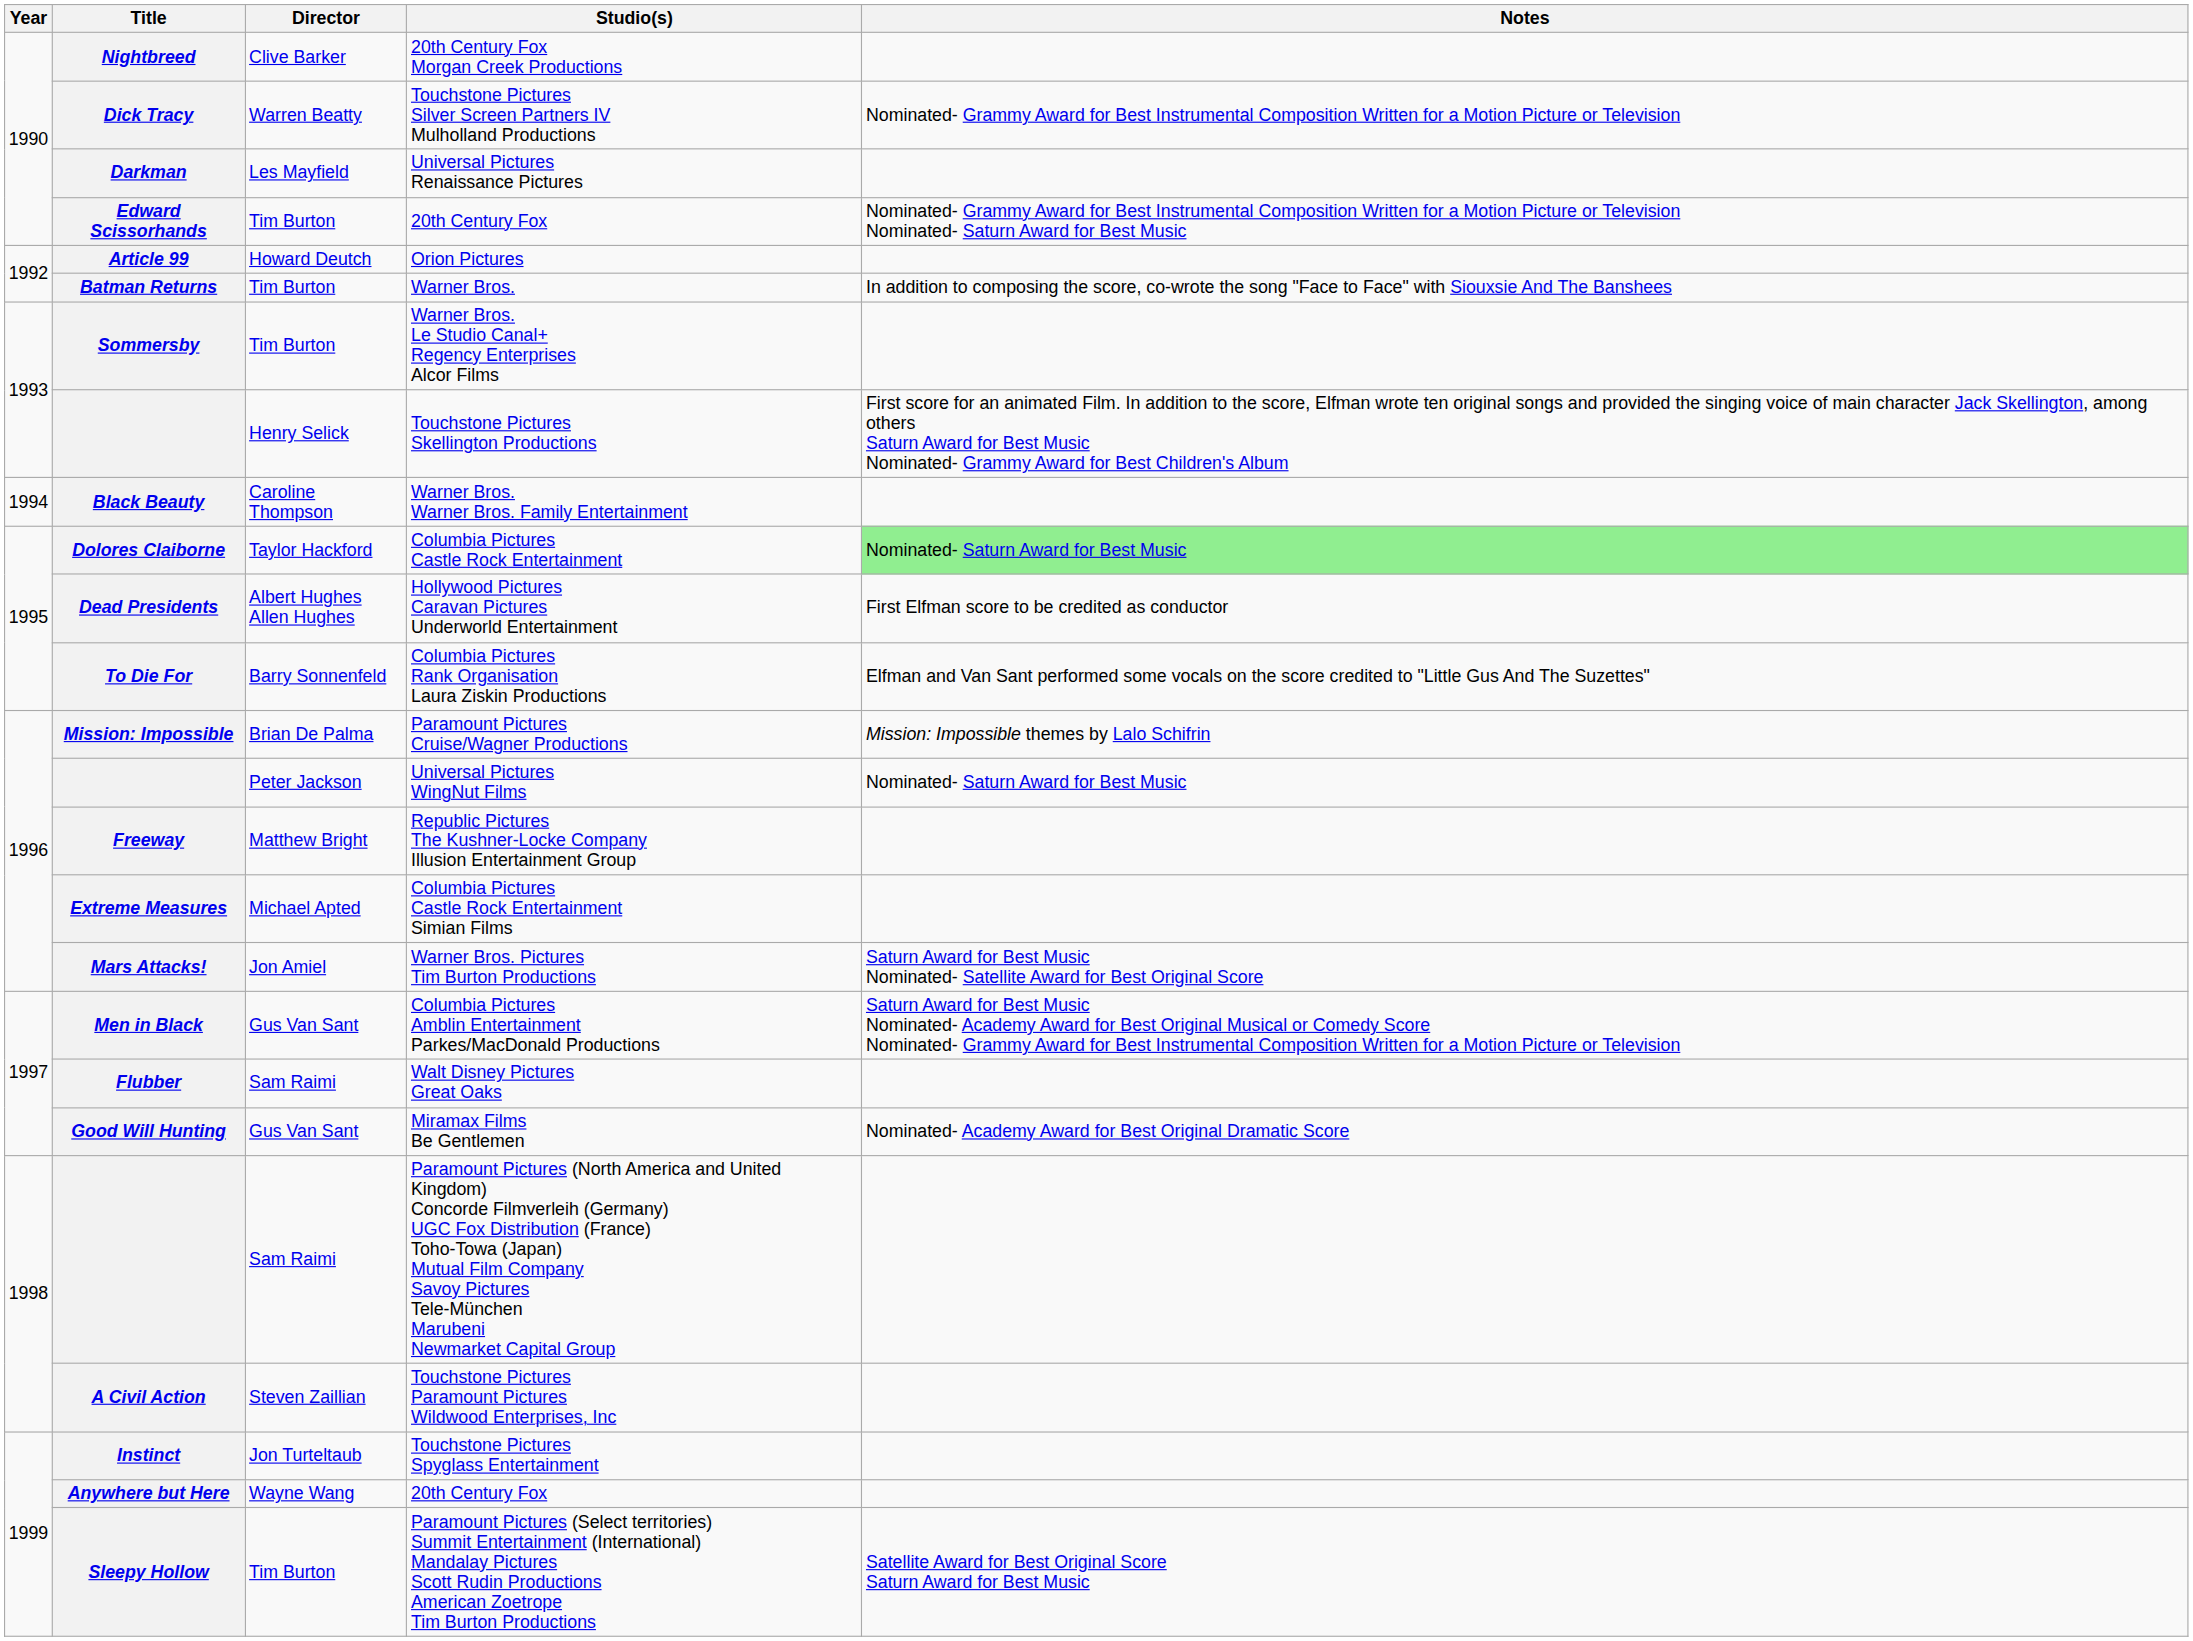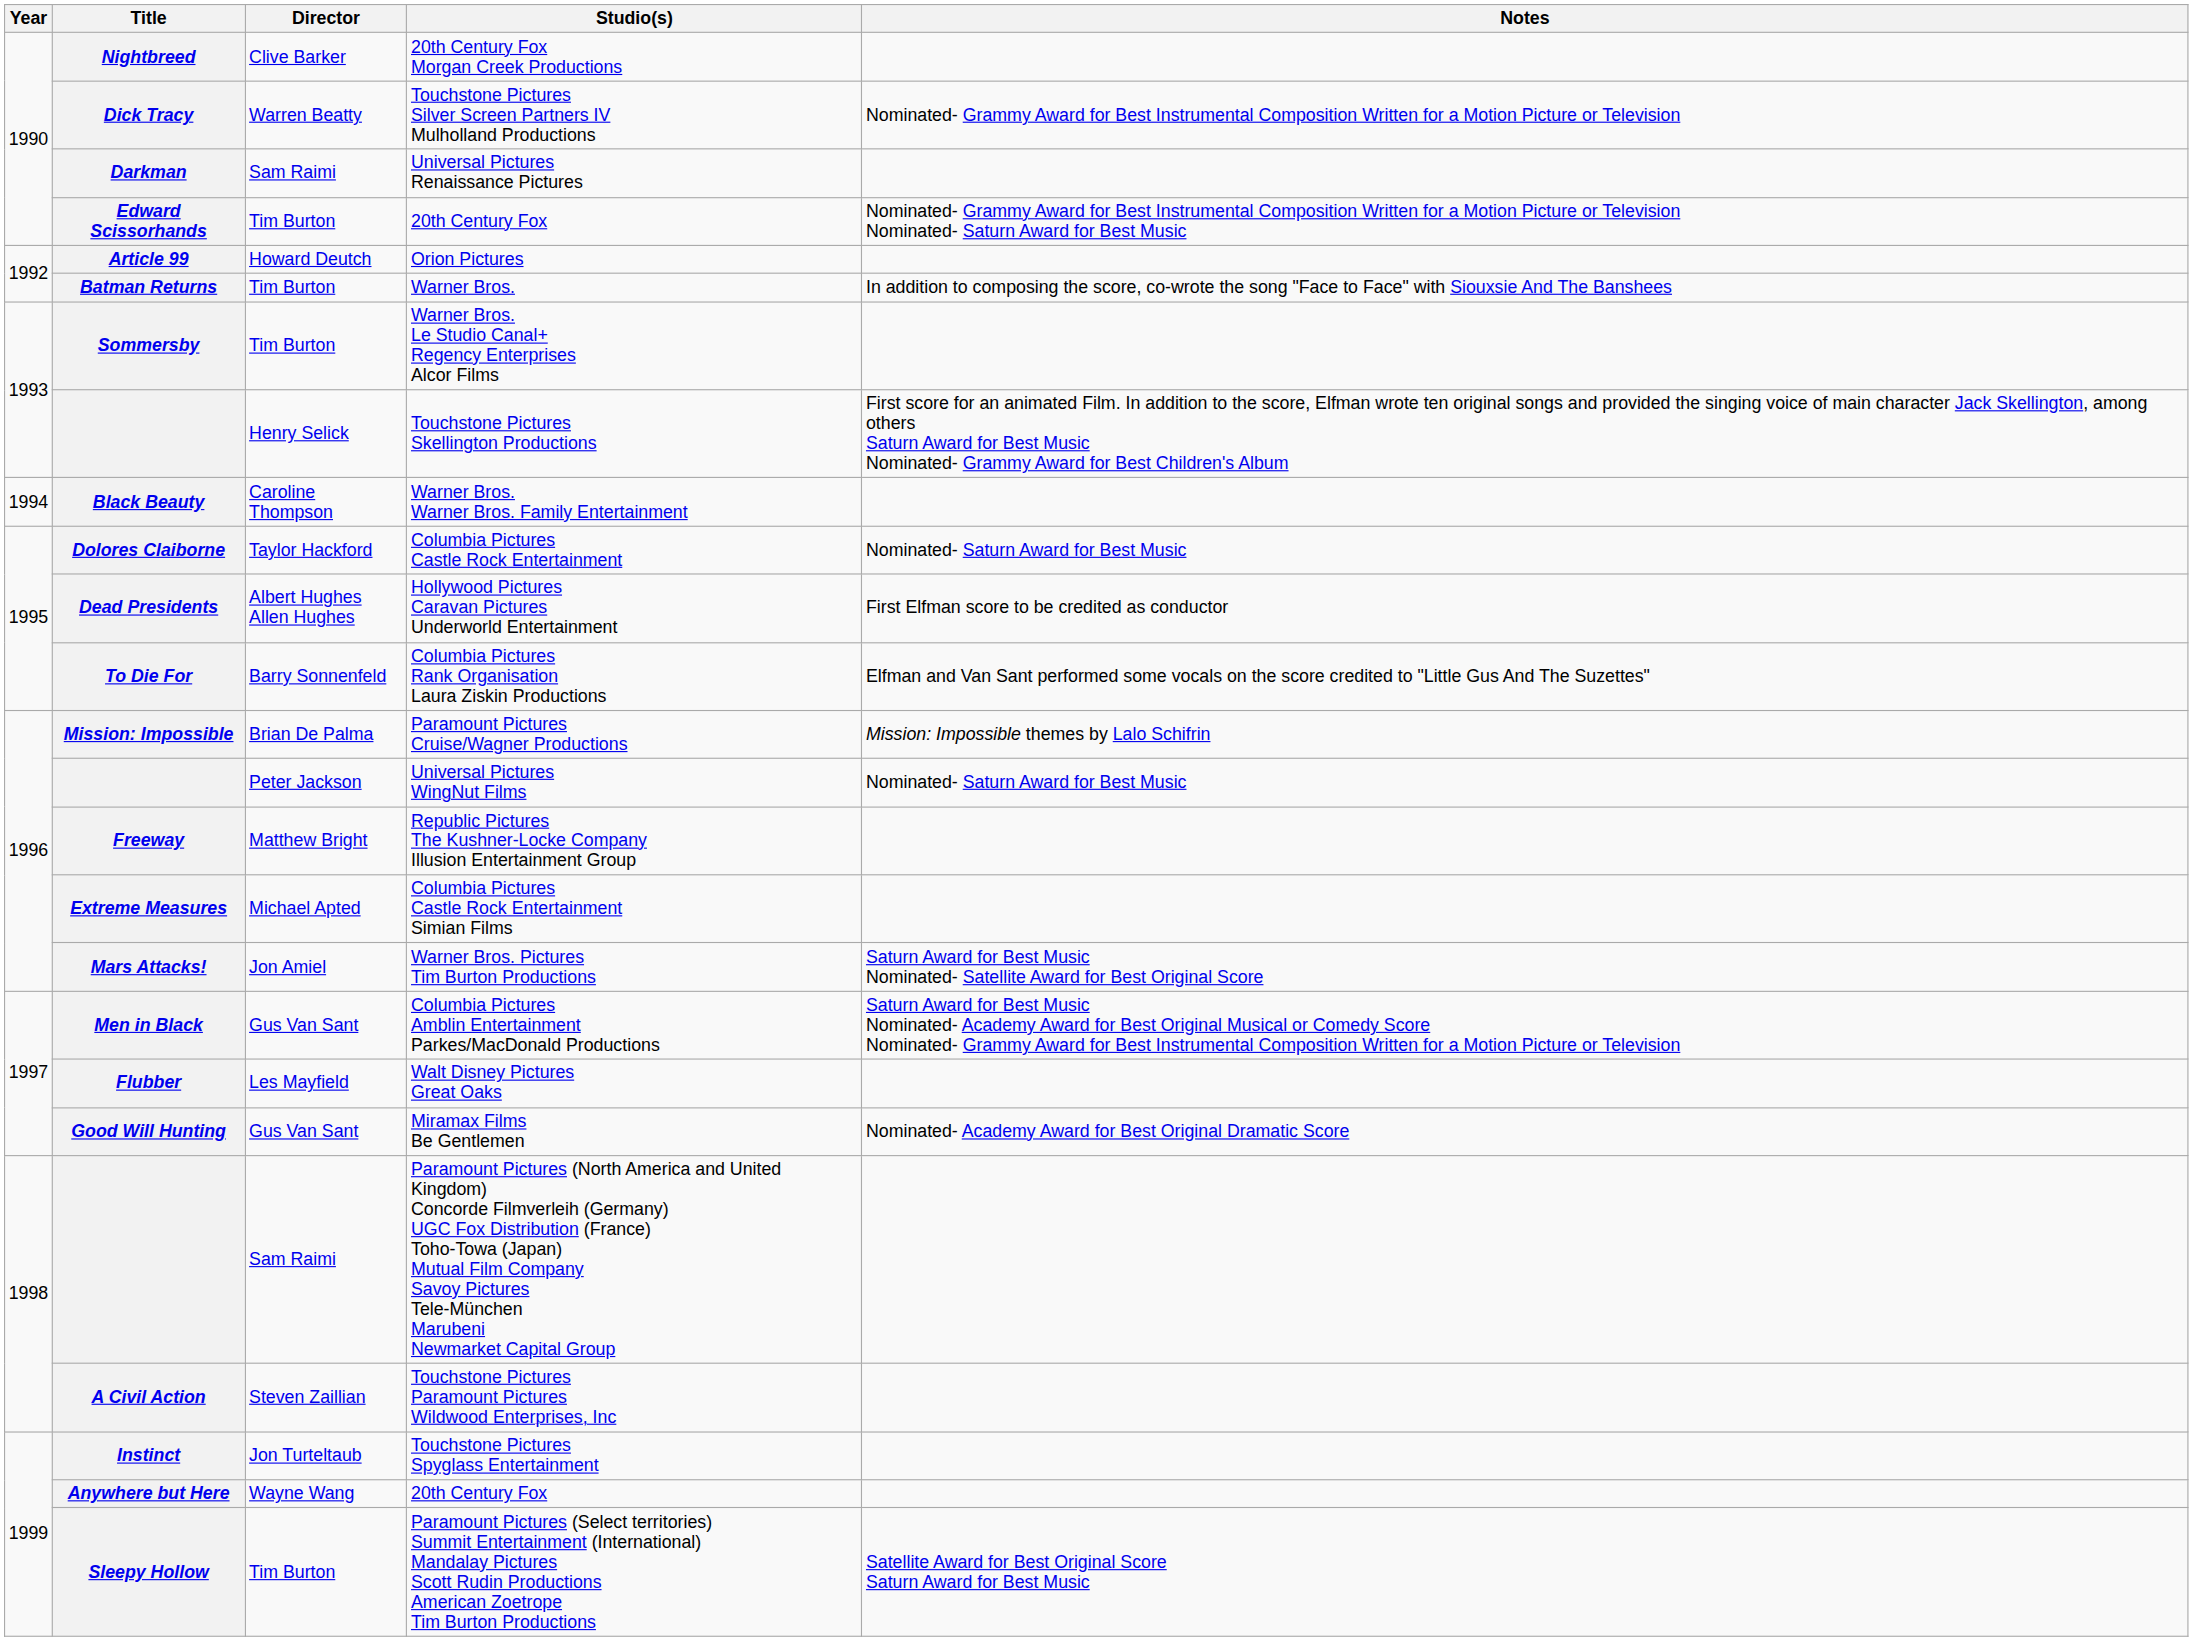(299, 173) Les Mayfield -> (293, 173) Sam Raimi
(1026, 549) lightgreen background -> (1026, 549) no background
(293, 1083) Sam Raimi -> (299, 1083) Les Mayfield
